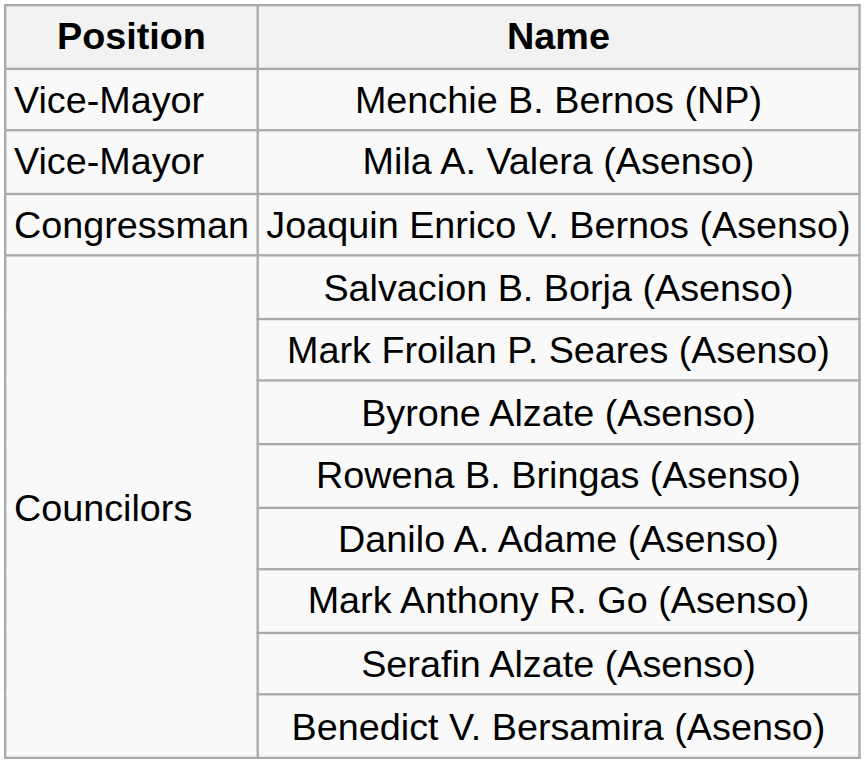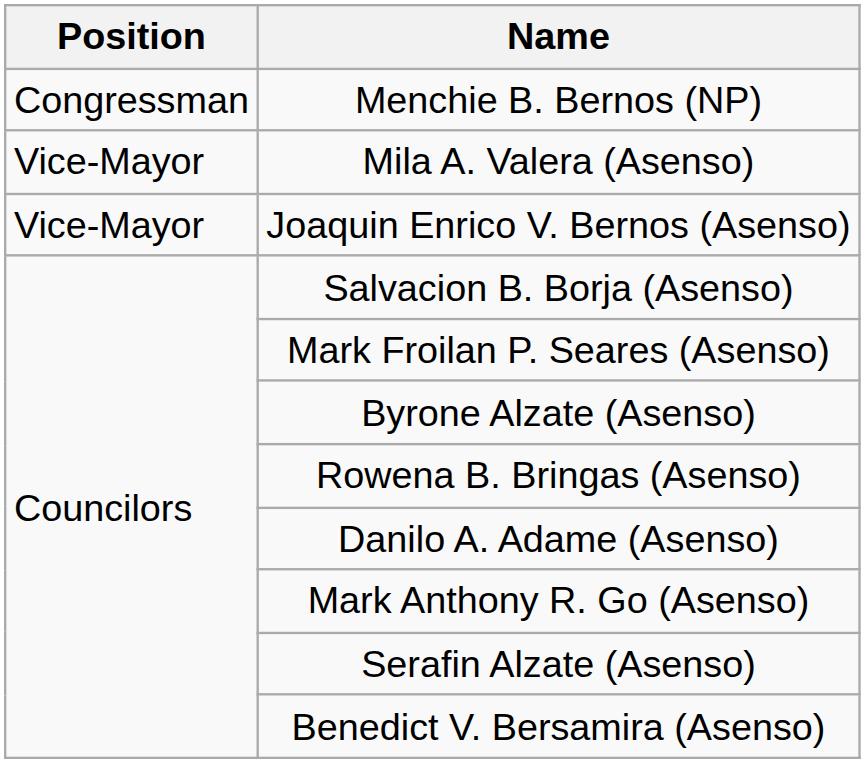(109, 99) Vice-Mayor -> (131, 99) Congressman
(131, 224) Congressman -> (109, 224) Vice-Mayor
